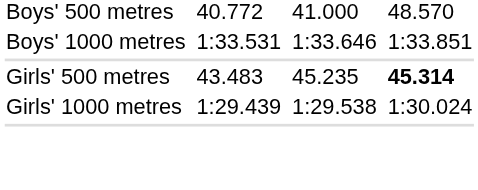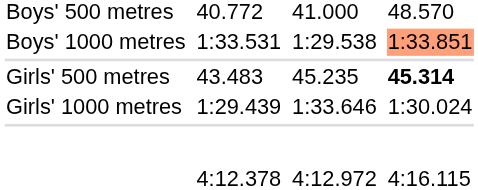(334, 42) 1:33.646 -> (334, 42) 1:29.538
(430, 42) no background -> (430, 42) lightsalmon background
(334, 107) 1:29.538 -> (334, 107) 1:33.646
+ row: (96, 180)
